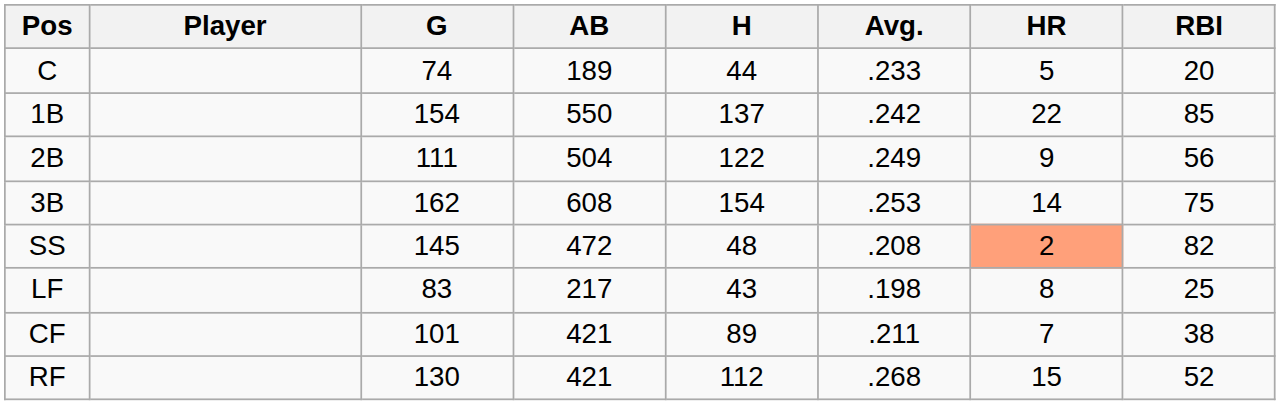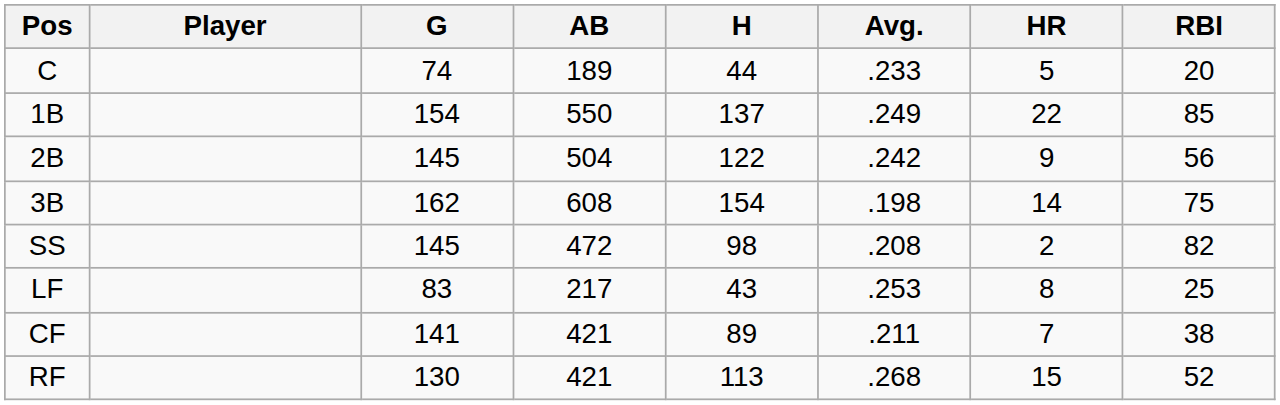(894, 114) .242 -> (894, 114) .249
(437, 158) 111 -> (437, 158) 145
(894, 158) .249 -> (894, 158) .242
(894, 202) .253 -> (894, 202) .198
(742, 245) 48 -> (742, 245) 98
(1047, 245) lightsalmon background -> (1047, 245) no background
(894, 289) .198 -> (894, 289) .253
(437, 333) 101 -> (437, 333) 141
(742, 377) 112 -> (742, 377) 113
